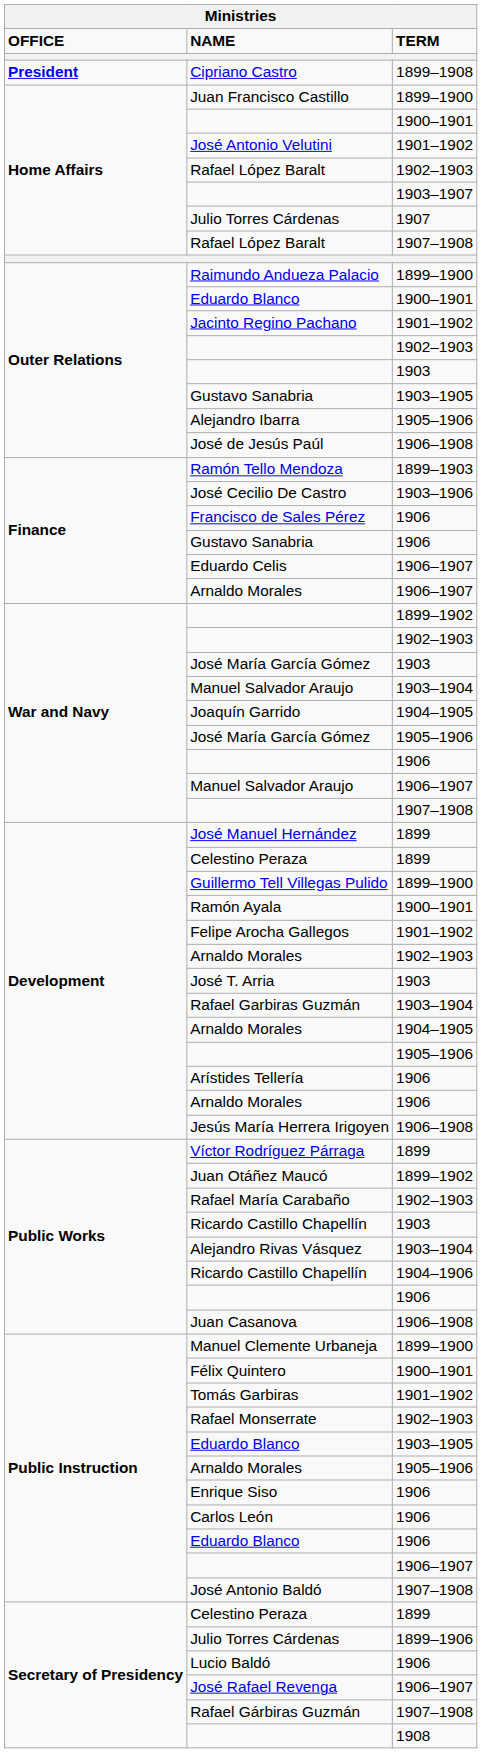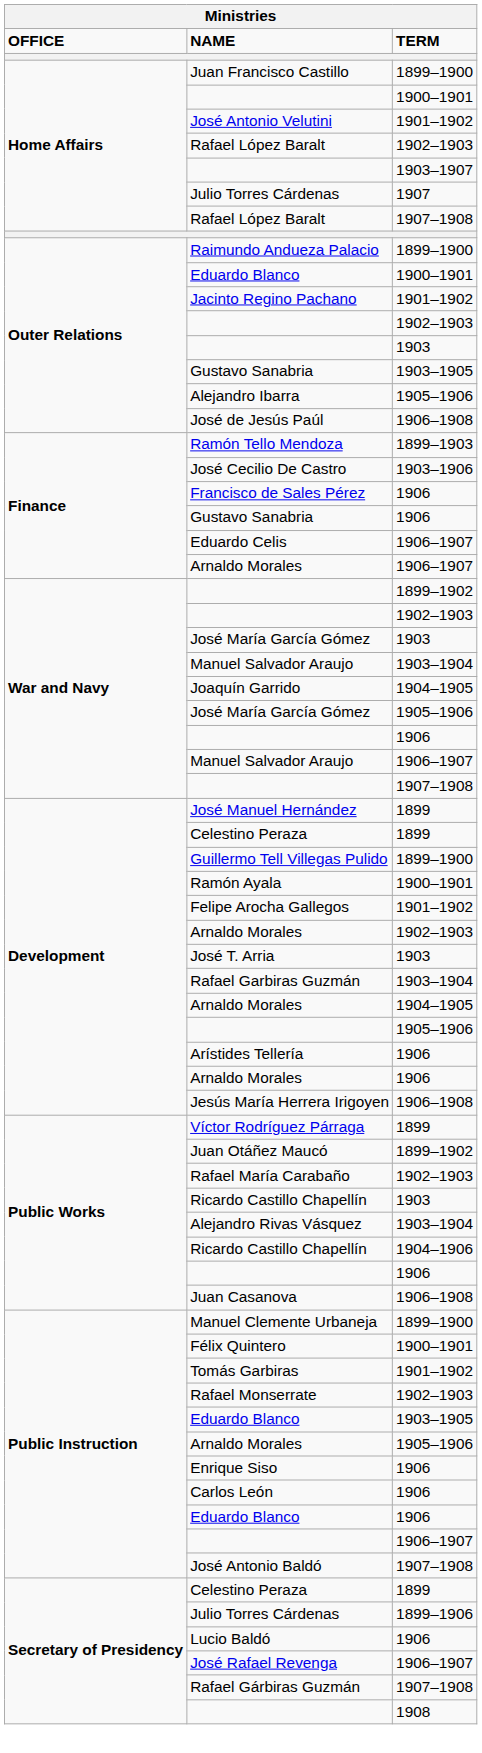- row: (243, 72)
